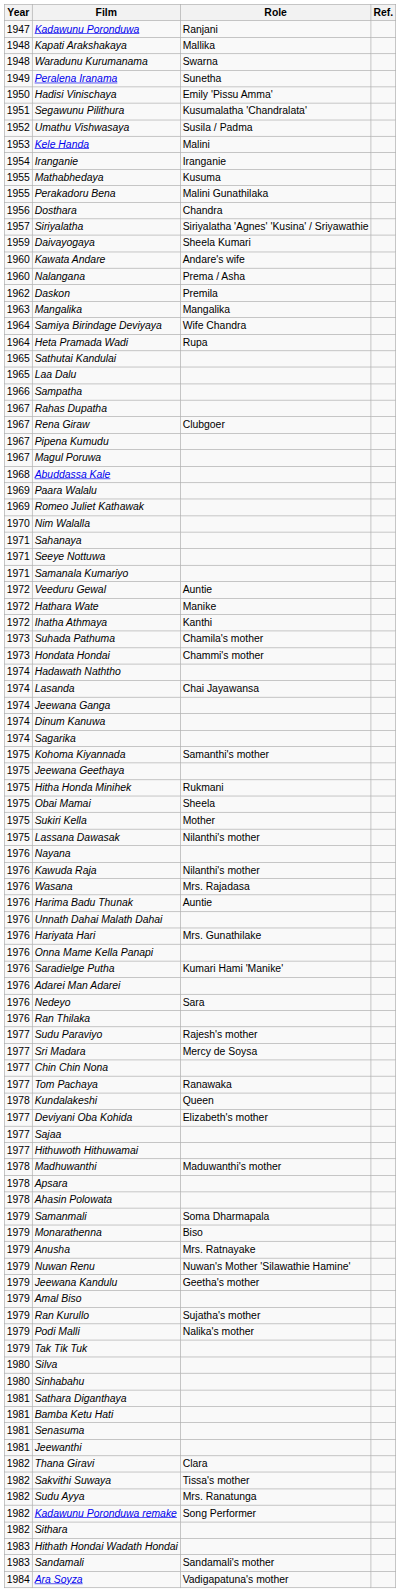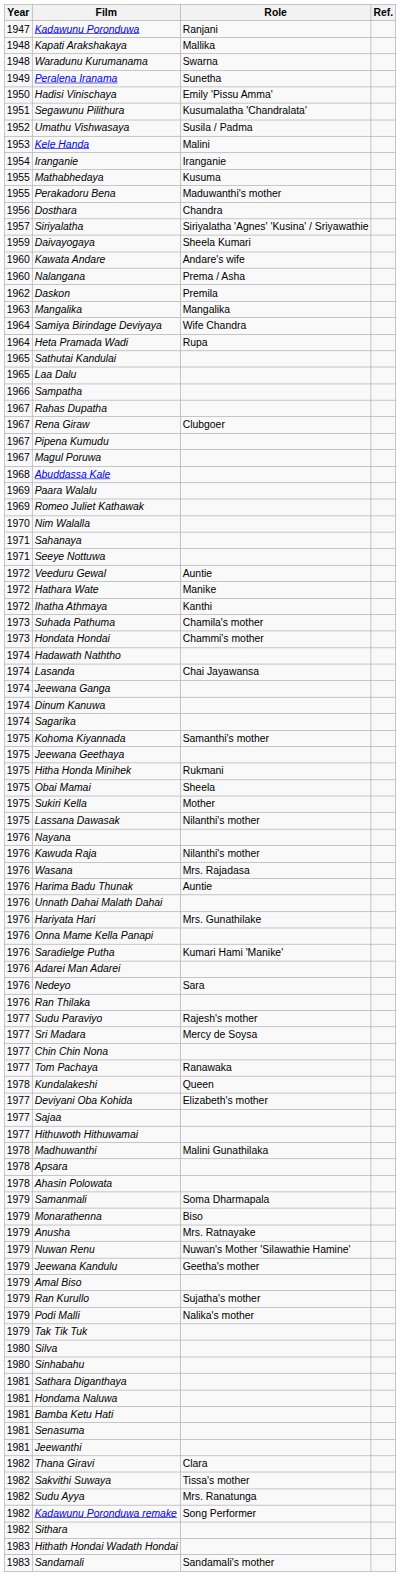(225, 194) Malini Gunathilaka -> (232, 194) Maduwanthi's mother
- row: (81, 573)
(232, 1167) Maduwanthi's mother -> (225, 1150) Malini Gunathilaka
+ row: (76, 1398)
- row: (59, 1579)
